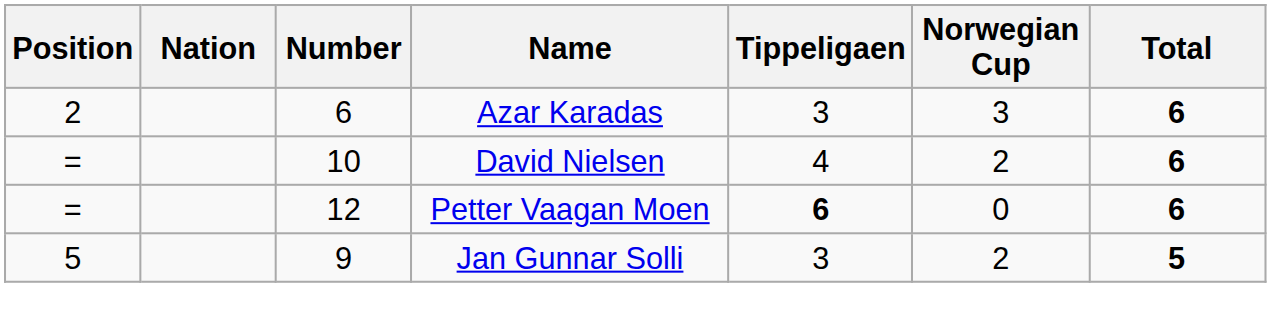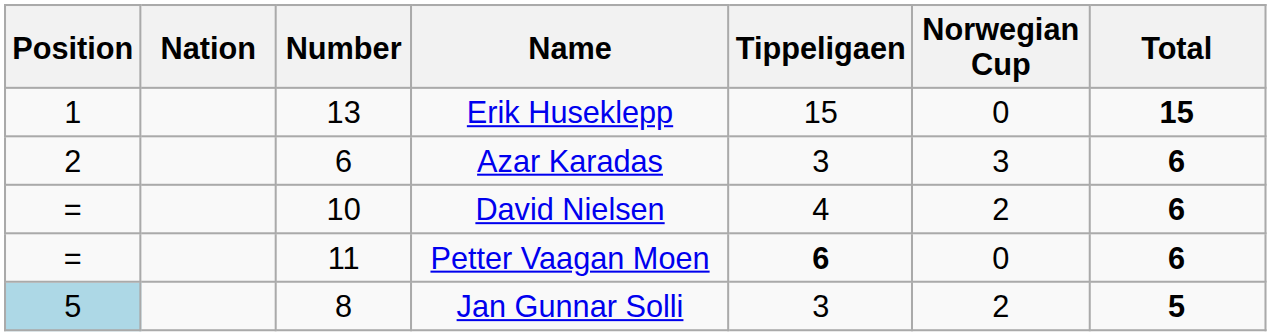+ row: (570, 112)
(344, 210) 12 -> (344, 258) 11
(73, 258) no background -> (73, 307) lightblue background
(344, 258) 9 -> (344, 307) 8
